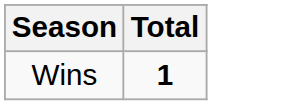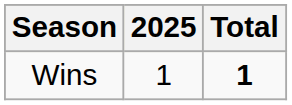+ column: (164, 27)
